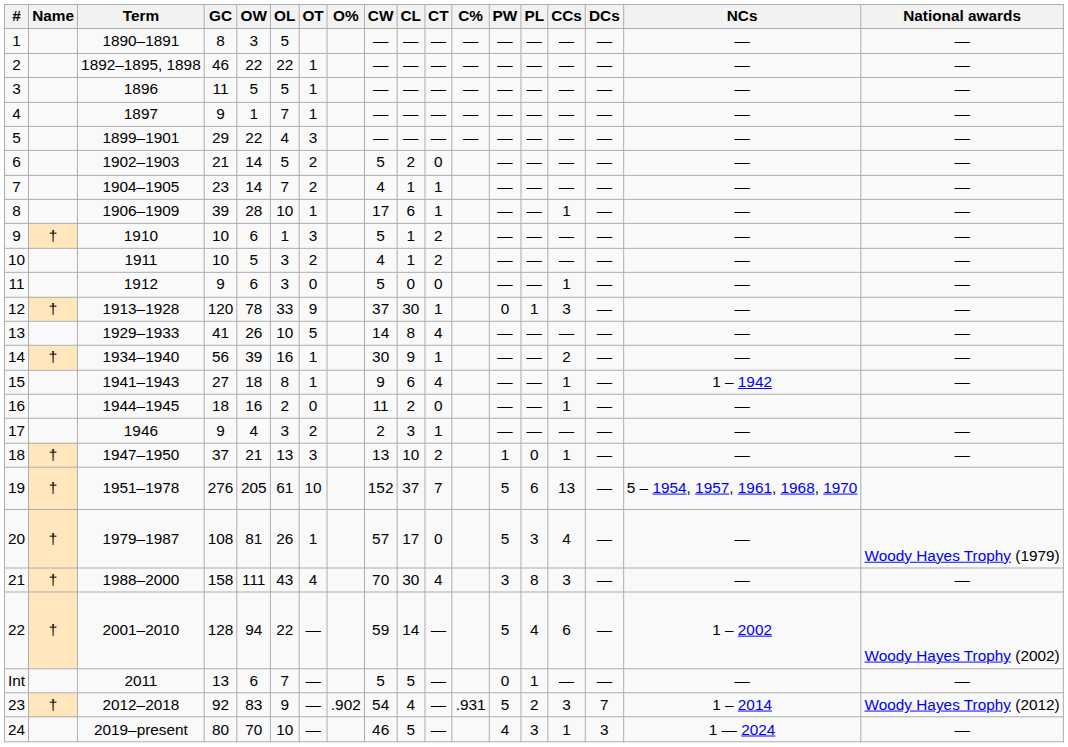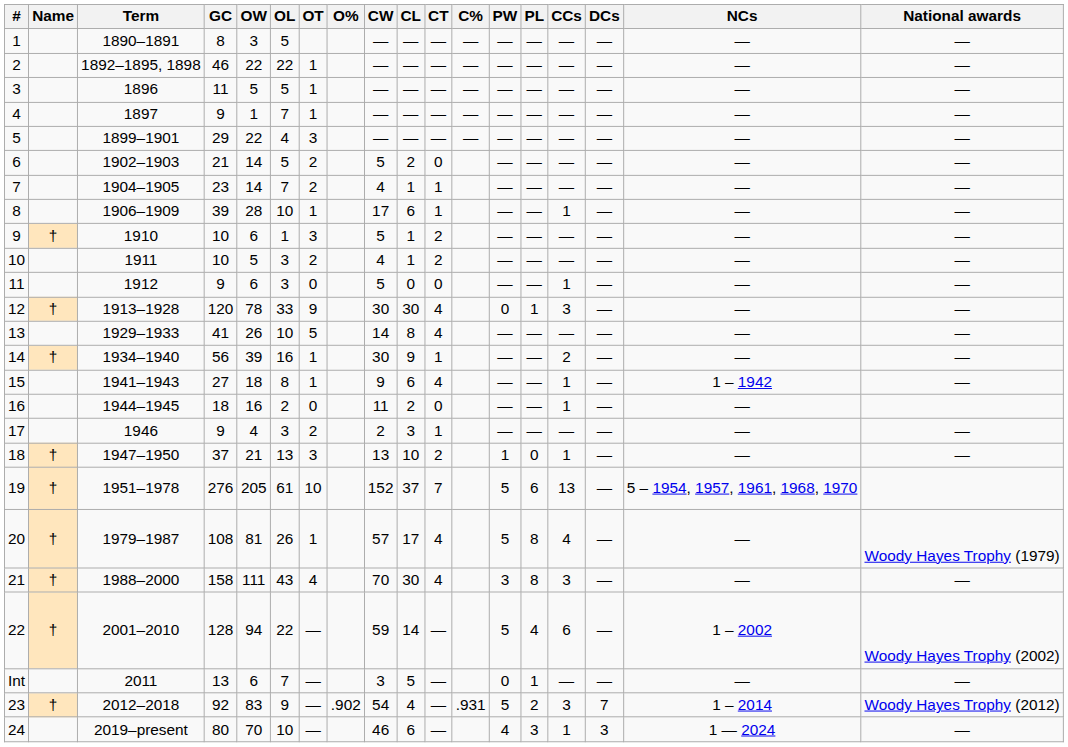(381, 308) 37 -> (381, 308) 30
(438, 308) 1 -> (438, 308) 4
(438, 538) 0 -> (438, 538) 4
(534, 538) 3 -> (534, 538) 8
(381, 680) 5 -> (381, 680) 3
(411, 729) 5 -> (411, 729) 6
